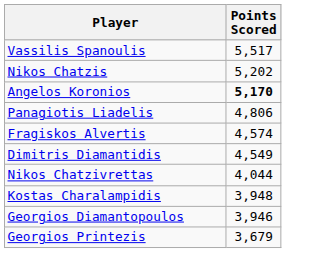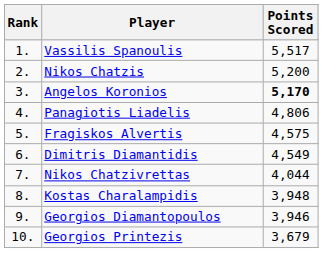+ column: (23, 22)
(254, 71) 5,202 -> (290, 71) 5,200
(254, 133) 4,574 -> (290, 133) 4,575
